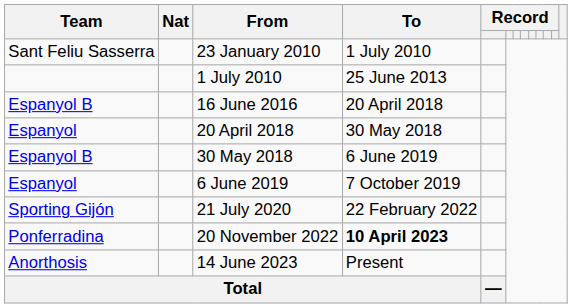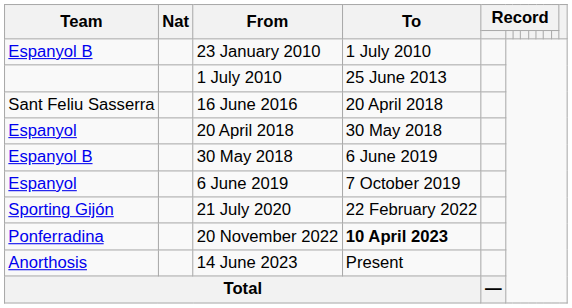(81, 51) Sant Feliu Sasserra -> (50, 51) Espanyol B
(50, 104) Espanyol B -> (81, 104) Sant Feliu Sasserra
